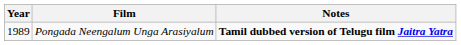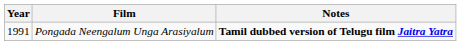(18, 31) 1989 -> (18, 31) 1991
